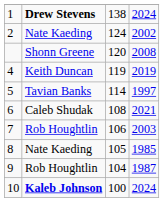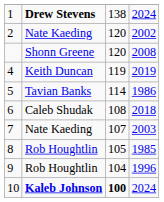(117, 33) 124 -> (117, 33) 120
(144, 91) 1997 -> (144, 91) 1986
(144, 110) 2021 -> (144, 110) 2018
(61, 129) Rob Houghtlin -> (59, 129) Nate Kaeding
(117, 129) 106 -> (117, 129) 107
(59, 149) Nate Kaeding -> (61, 149) Rob Houghtlin
(144, 168) 1987 -> (144, 168) 1996
(117, 187) normal -> (117, 187) bold
